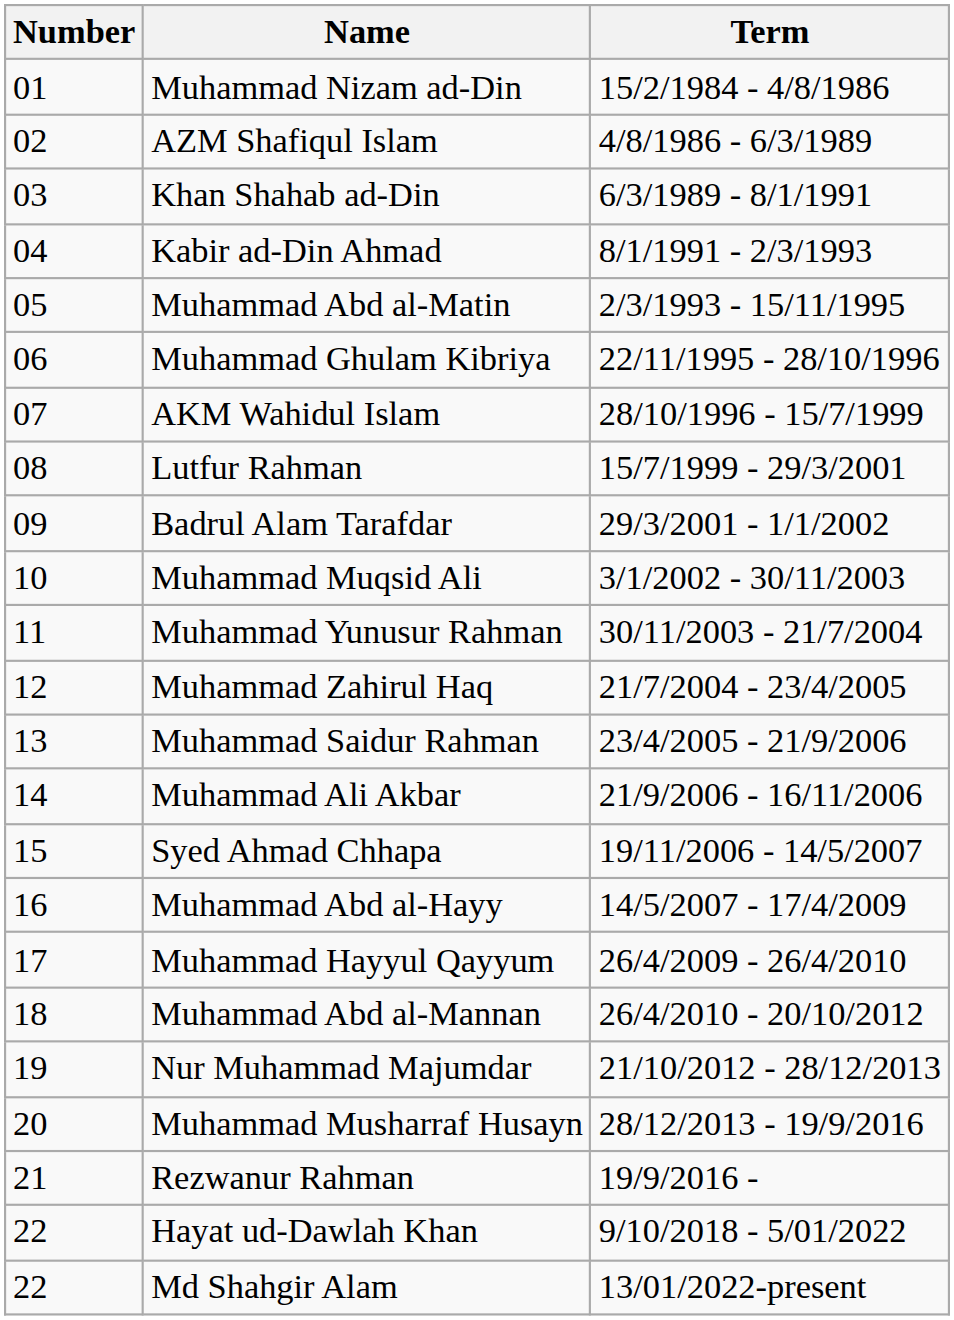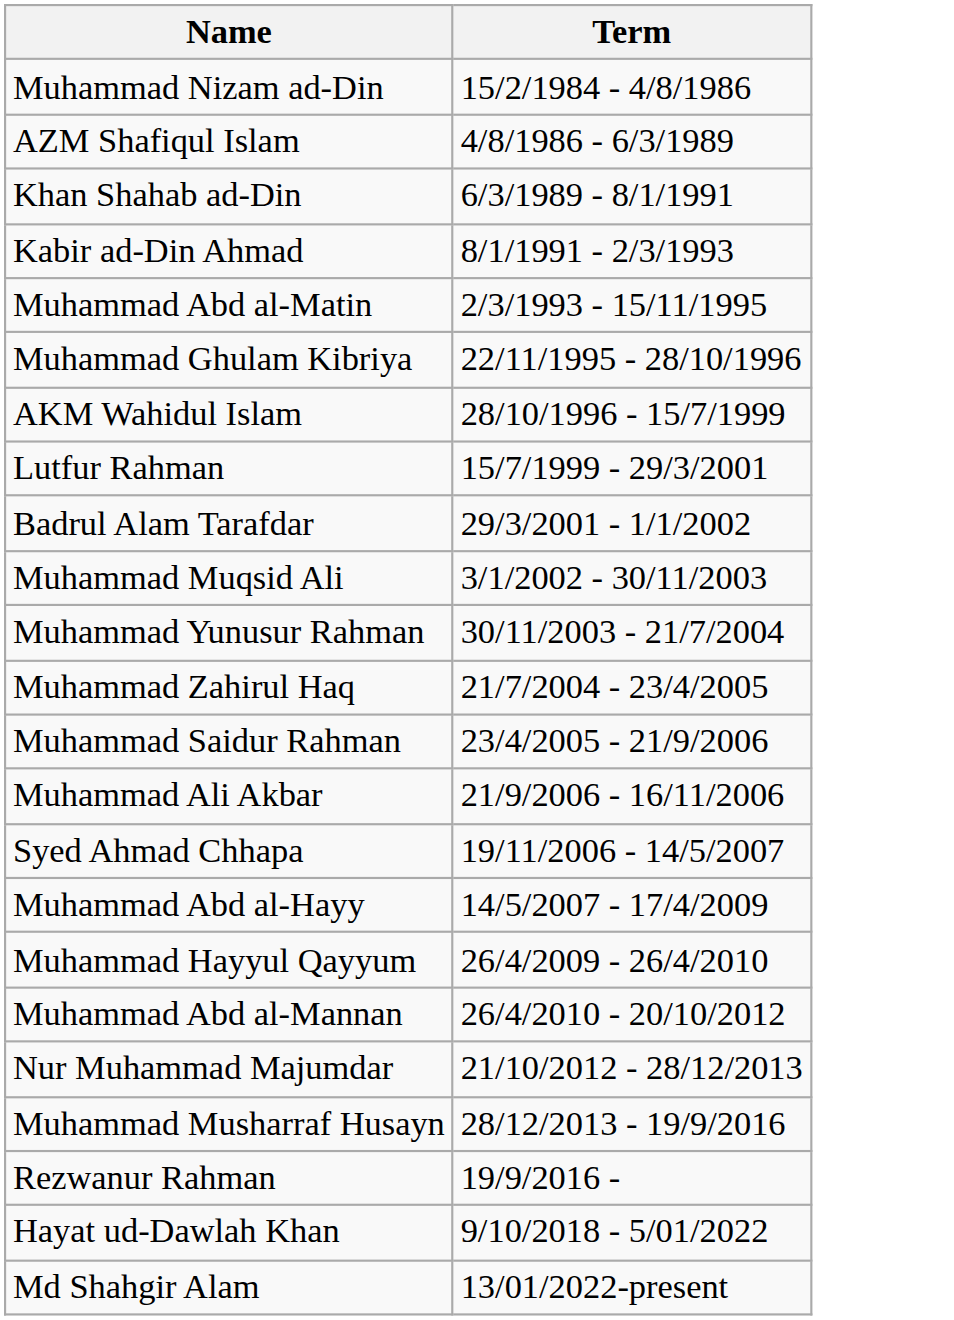- column: (74, 31)
